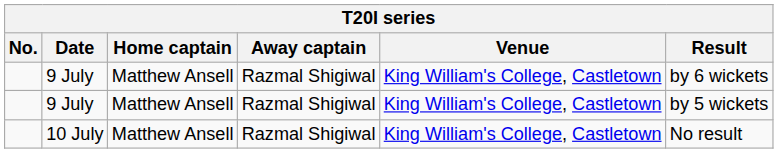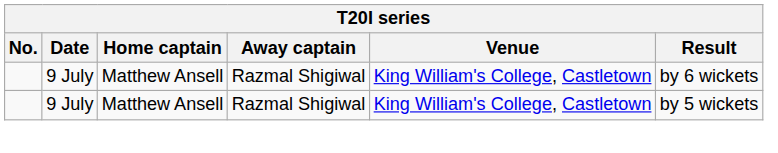- row: (23, 134)
